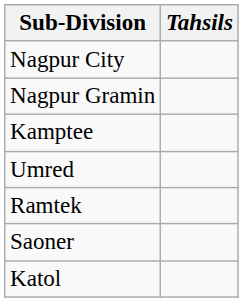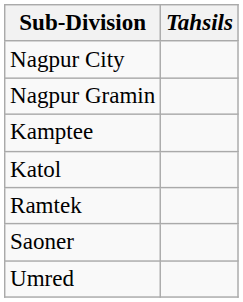rows swapped: (42, 168) <-> (36, 278)
